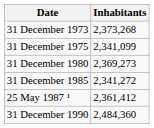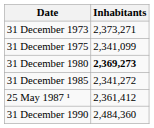(115, 30) 2,373,268 -> (115, 30) 2,373,271
(115, 64) normal -> (115, 64) bold
